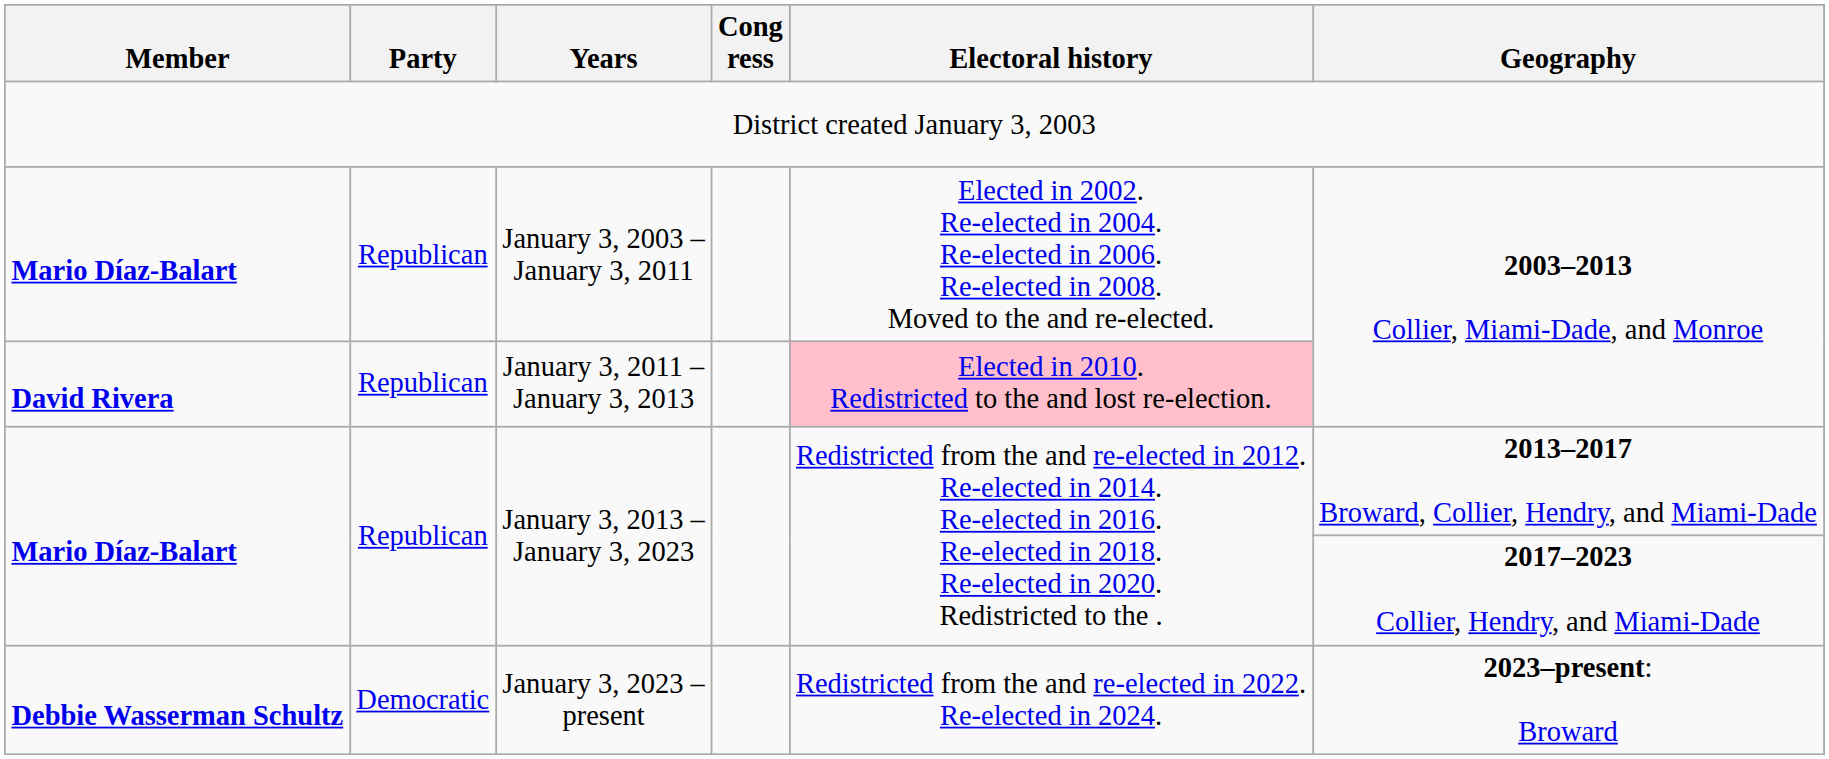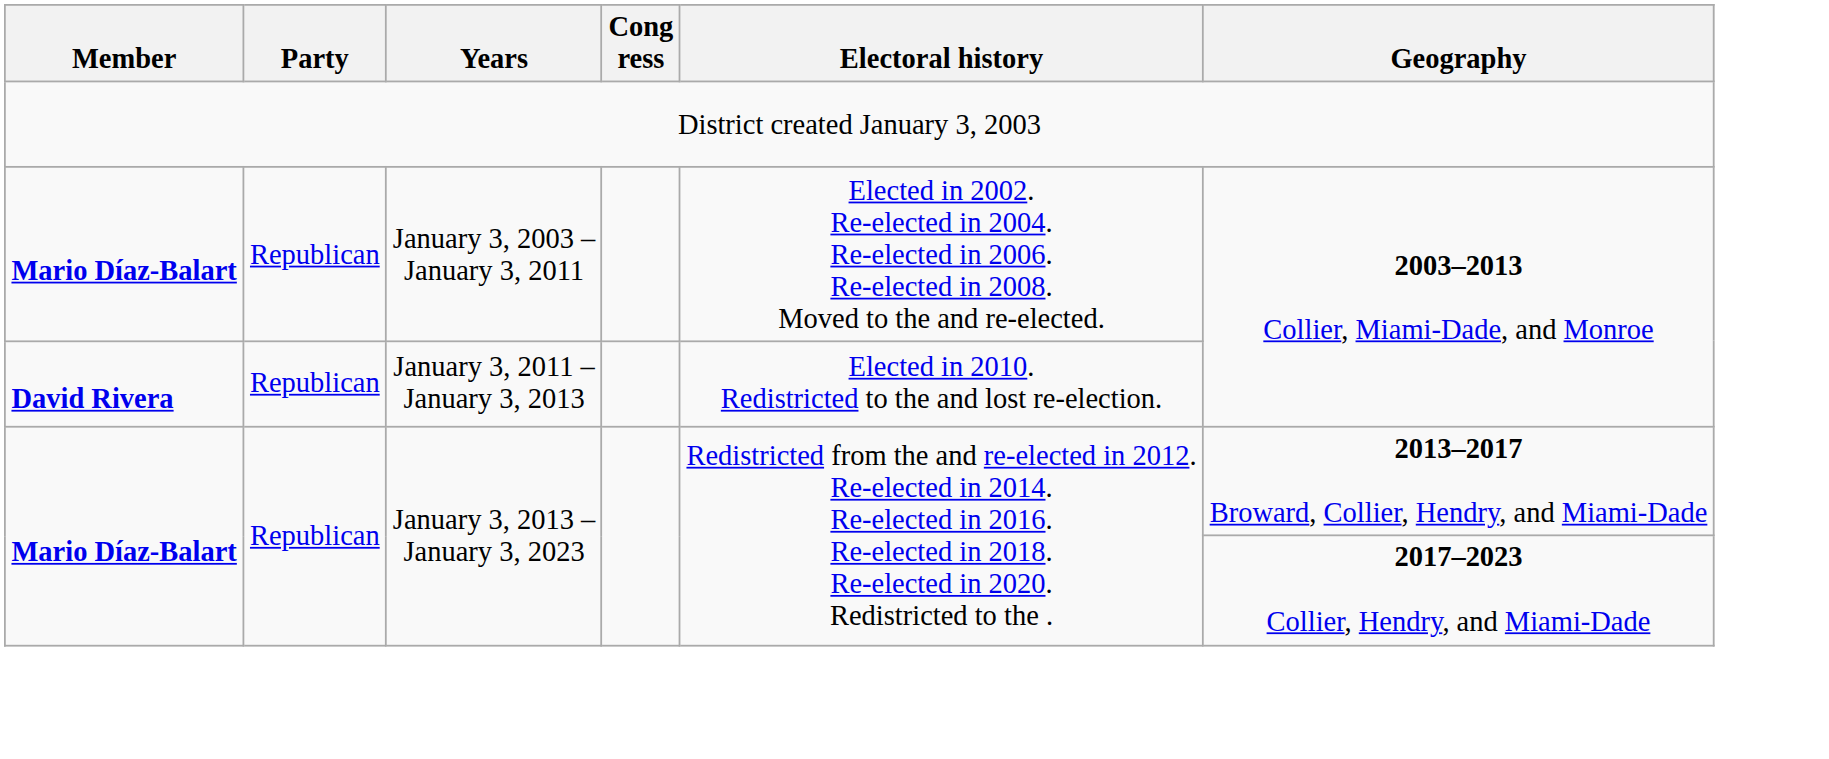(1051, 383) pink background -> (941, 383) no background
- row: (177, 715)
